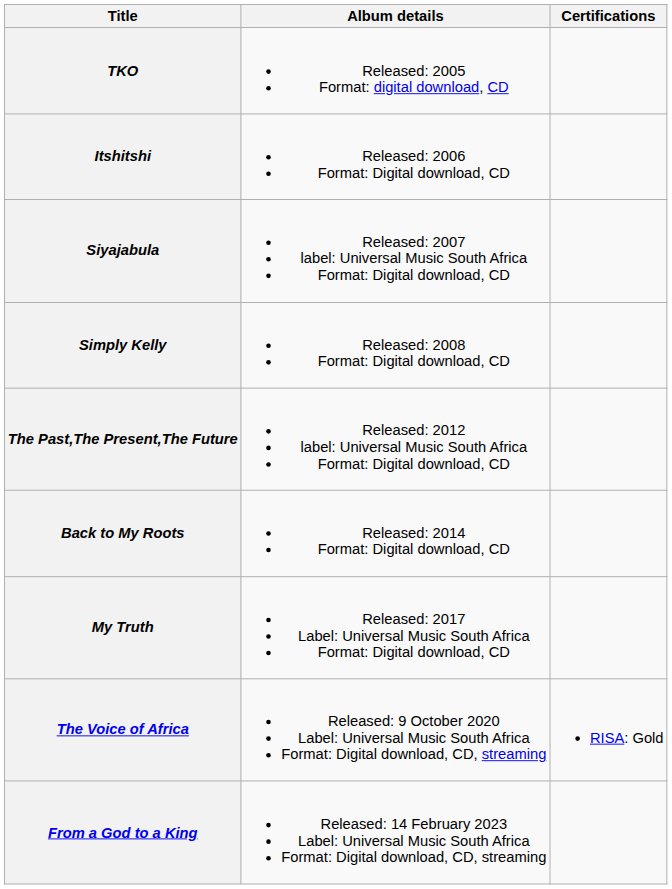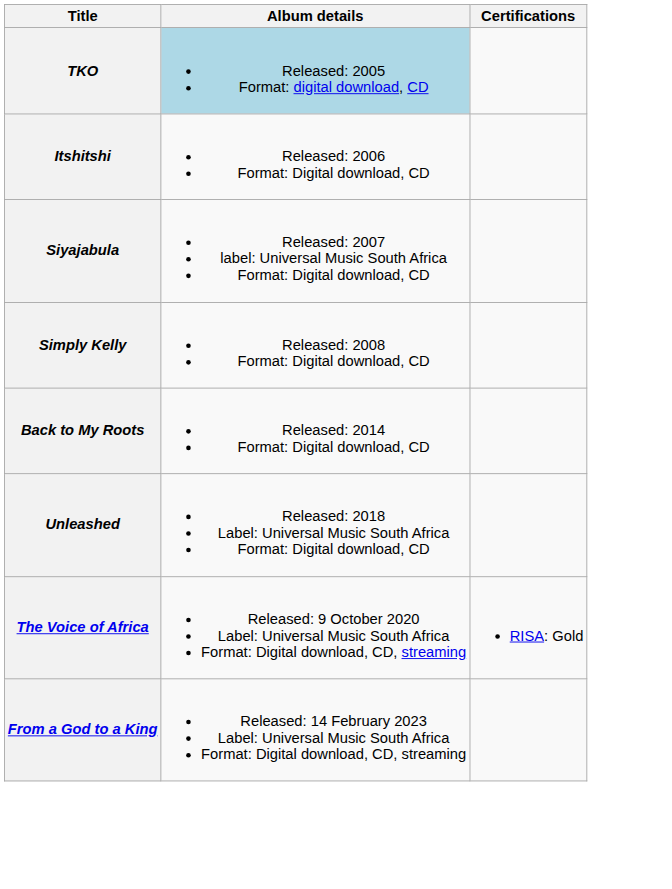(395, 79) no background -> (315, 79) lightblue background
- row: (123, 439)
- row: (123, 627)
+ row: (83, 525)
